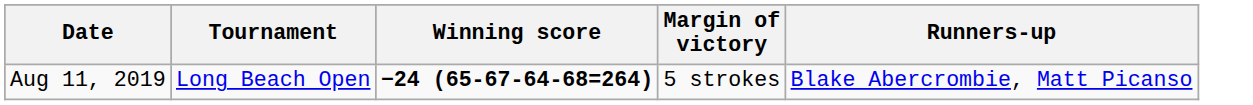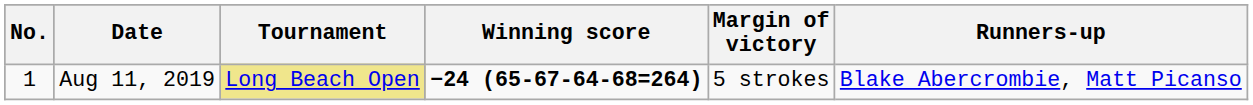+ column: (30, 35)
(273, 82) no background -> (323, 82) khaki background
